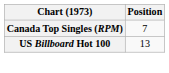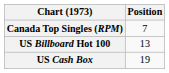+ row: (65, 60)
